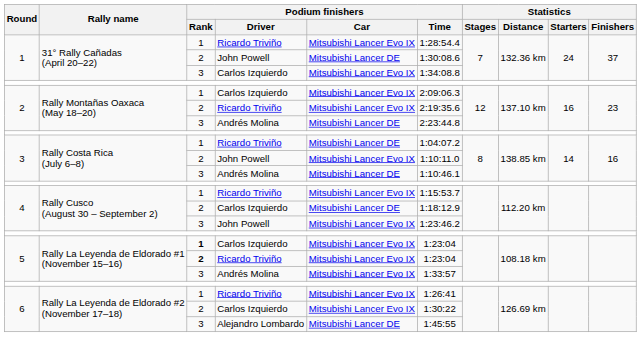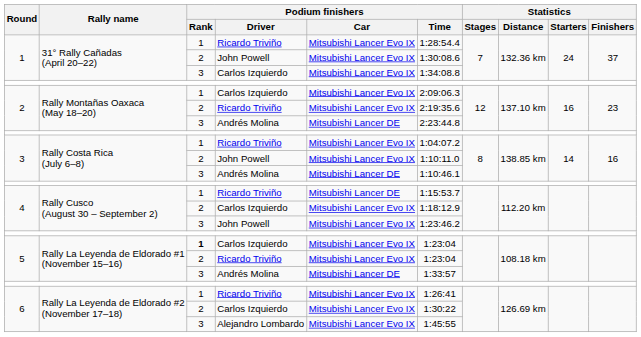(354, 57) Mitsubishi Lancer DE -> (362, 57) Mitsubishi Lancer Evo IX
(354, 142) Mitsubishi Lancer DE -> (362, 142) Mitsubishi Lancer Evo IX
(362, 193) Mitsubishi Lancer Evo IX -> (354, 193) Mitsubishi Lancer DE
(354, 208) Mitsubishi Lancer DE -> (362, 208) Mitsubishi Lancer Evo IX
(201, 258) bold -> (201, 258) normal
(362, 273) Mitsubishi Lancer Evo IX -> (354, 273) Mitsubishi Lancer DE
(354, 324) Mitsubishi Lancer DE -> (362, 324) Mitsubishi Lancer Evo IX
